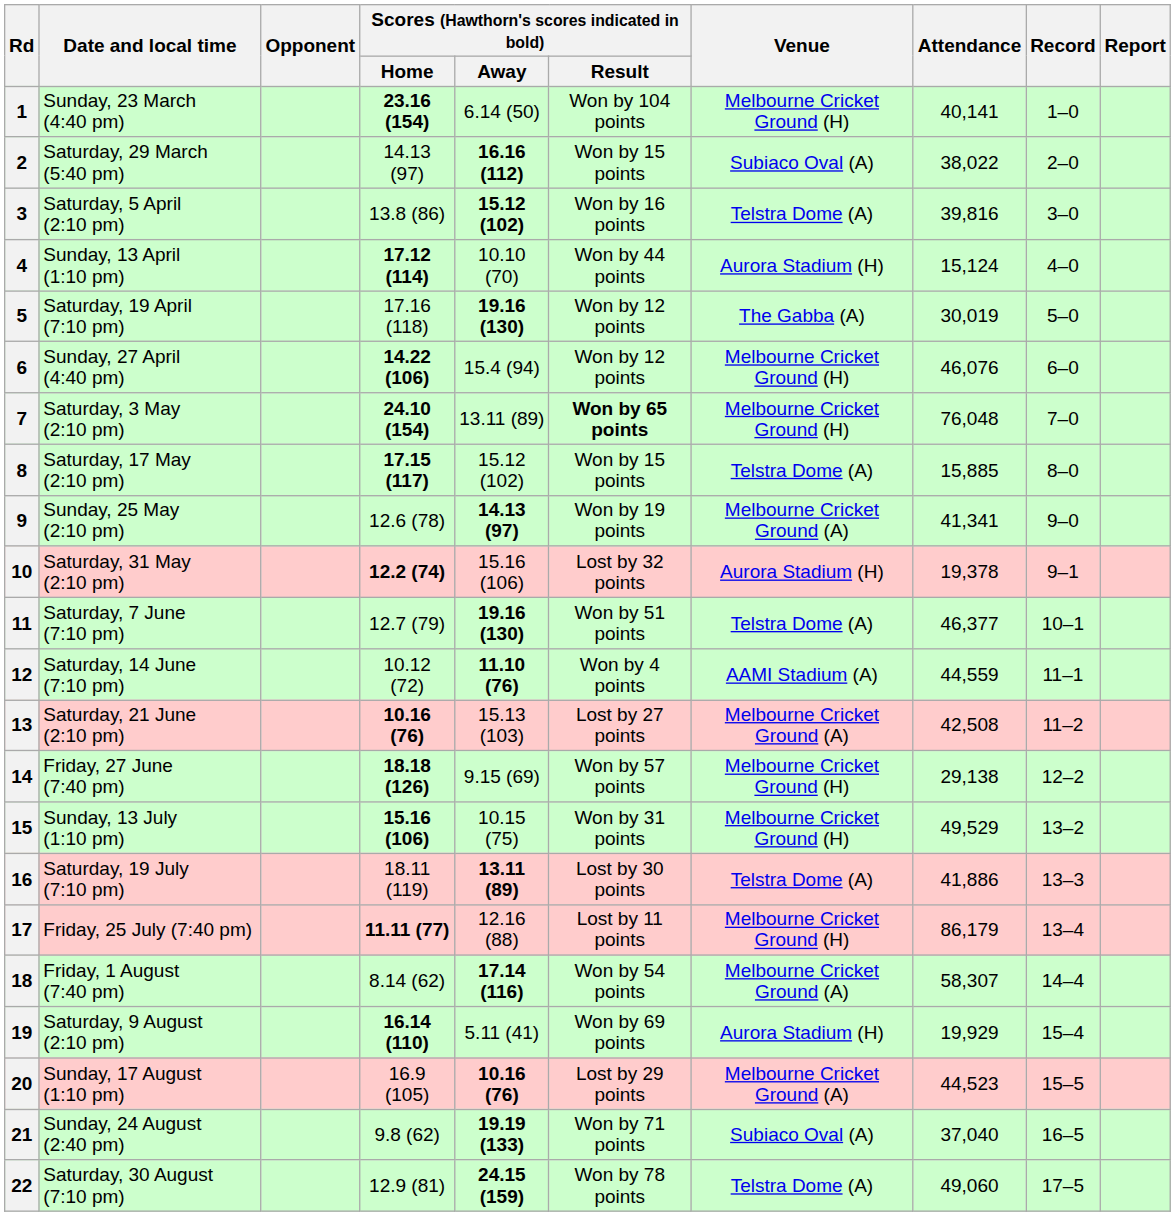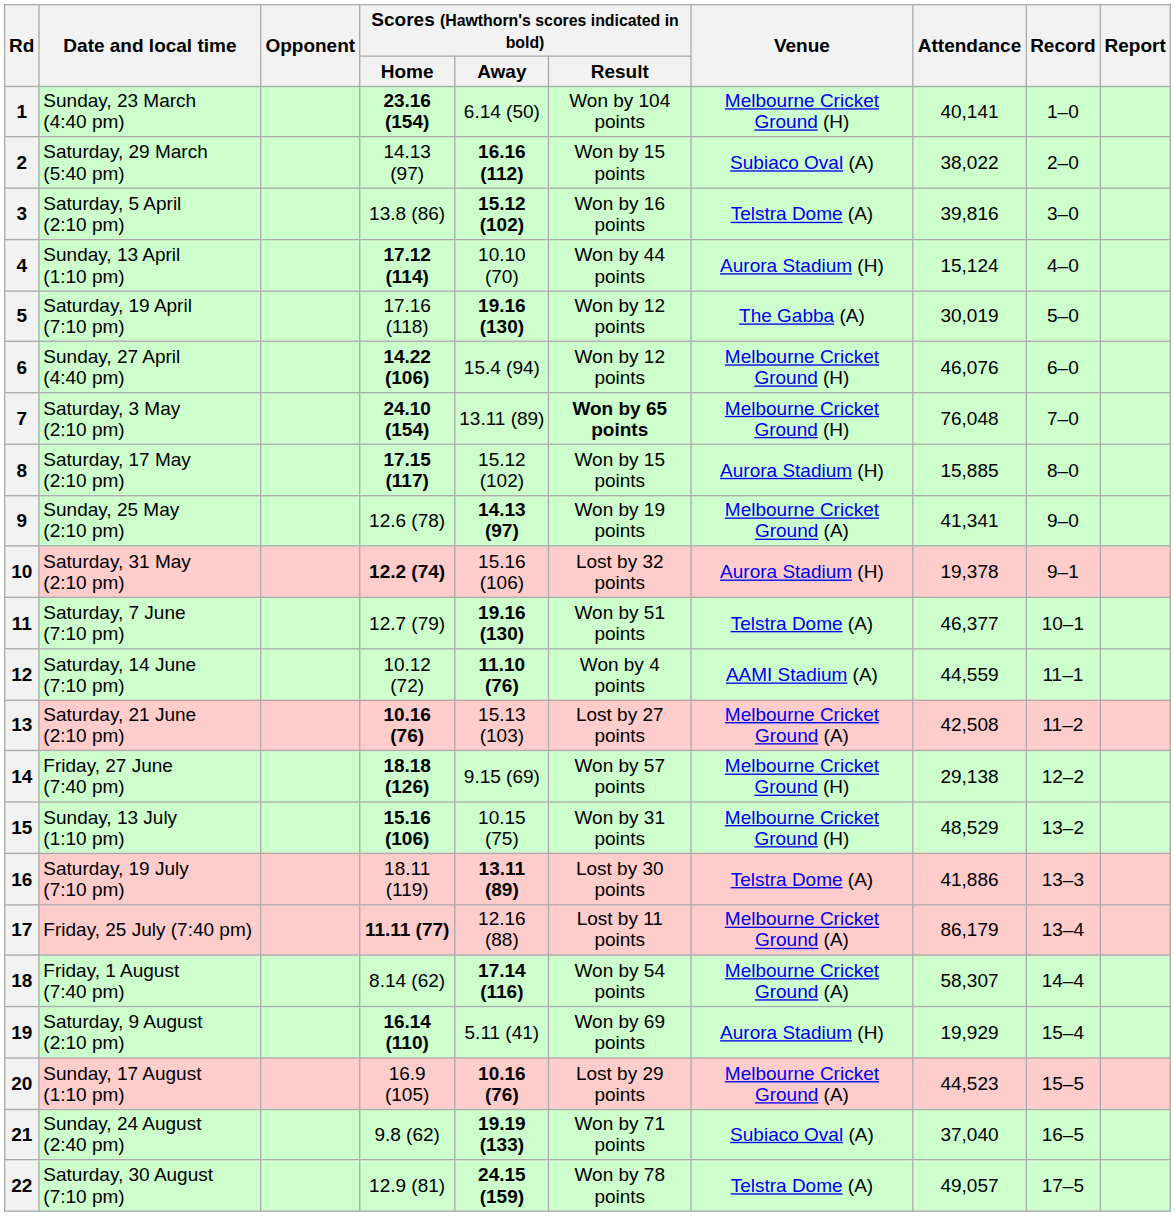(802, 470) Telstra Dome (A) -> (802, 470) Aurora Stadium (H)
(969, 828) 49,529 -> (969, 828) 48,529
(802, 930) Melbourne Cricket Ground (H) -> (802, 930) Melbourne Cricket Ground (A)
(969, 1186) 49,060 -> (969, 1186) 49,057
